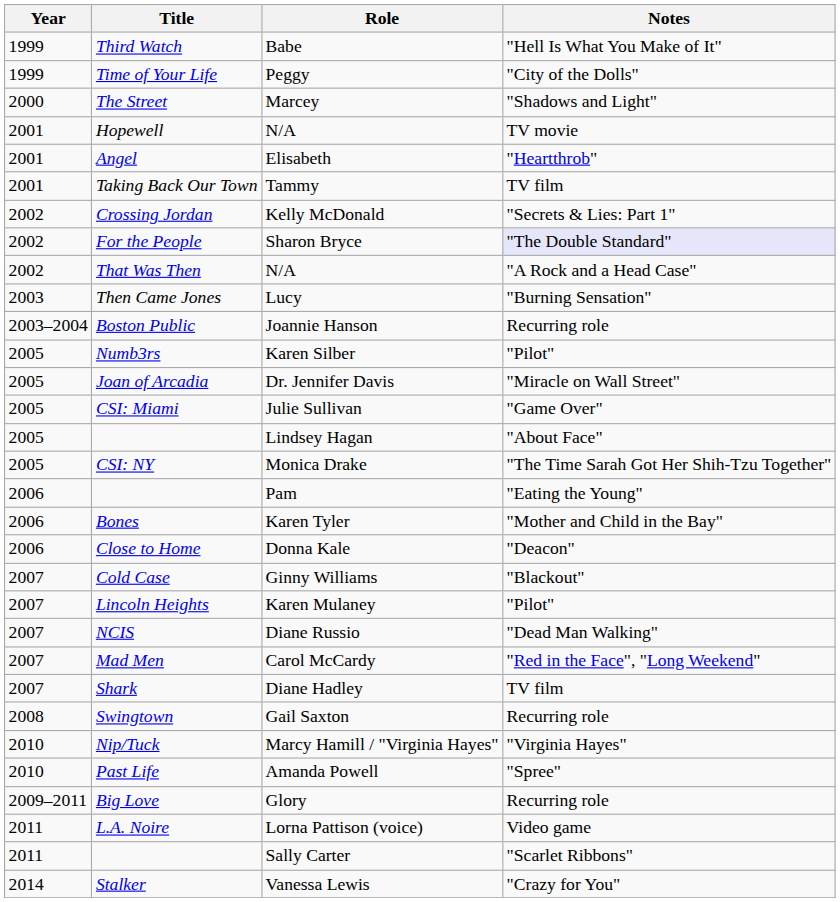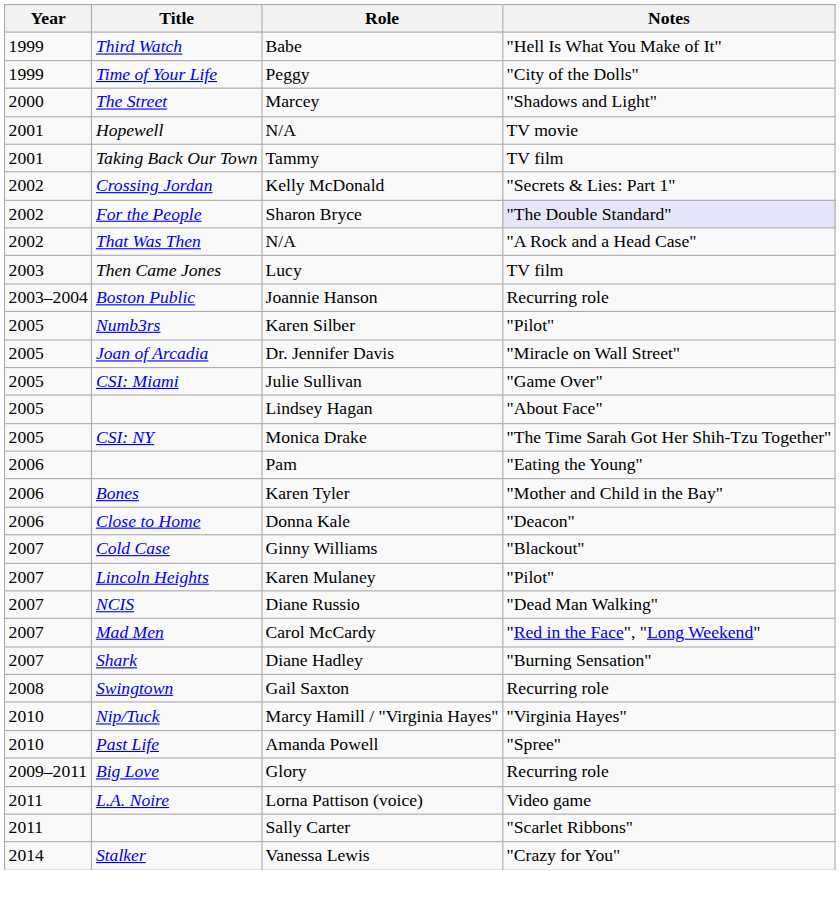- row: (116, 158)
(579, 297) "Burning Sensation" -> (535, 269) TV film
(535, 688) TV film -> (579, 660) "Burning Sensation"
